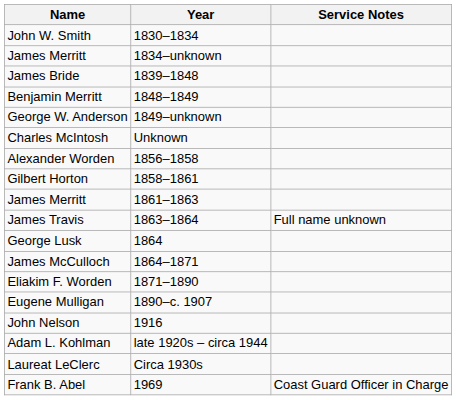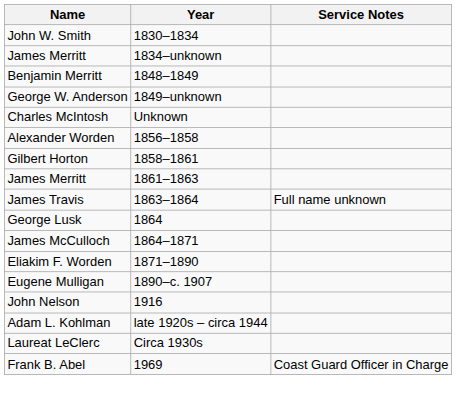- row: (43, 76)
